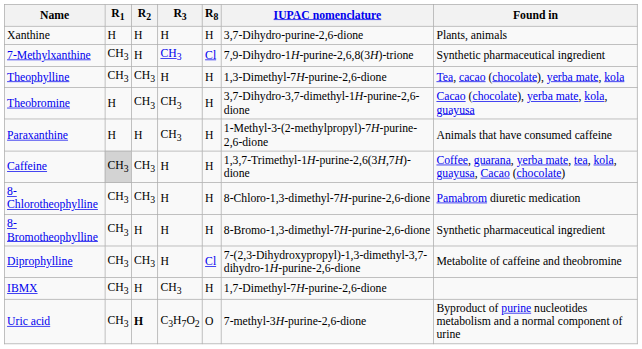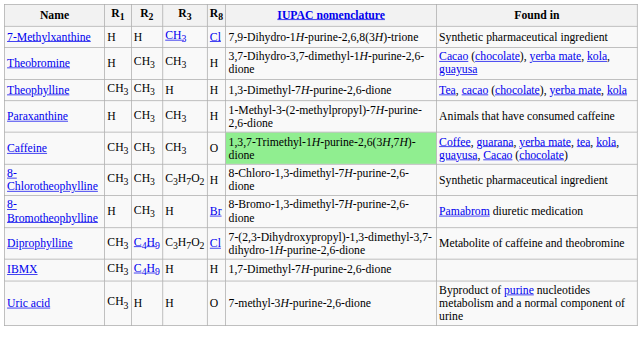- row: (28, 35)
(118, 55) CH3 -> (112, 36) H
rows swapped: (39, 103) <-> (38, 76)
(138, 135) H -> (144, 116) CH3
(118, 166) lightgrey background -> (118, 148) no background
(165, 166) H -> (176, 148) CH3
(209, 166) H -> (214, 148) O
(317, 166) no background -> (322, 148) lightgreen background
(165, 198) H -> (185, 180) C3H7O2
(508, 198) Pamabrom diuretic medication -> (523, 180) Synthetic pharmaceutical ingredient
(118, 230) CH3 -> (112, 211) H
(138, 230) H -> (144, 211) CH3
(209, 230) H -> (216, 211) Br
(521, 230) Synthetic pharmaceutical ingredient -> (511, 211) Pamabrom diuretic medication
(144, 261) CH3 -> (147, 243) C4H9
(165, 261) H -> (185, 243) C3H7O2
(138, 288) H -> (147, 270) C4H9
(171, 288) CH3 -> (169, 270) H
(138, 321) bold -> (138, 303) normal
(180, 321) C3H7O2 -> (169, 303) H
